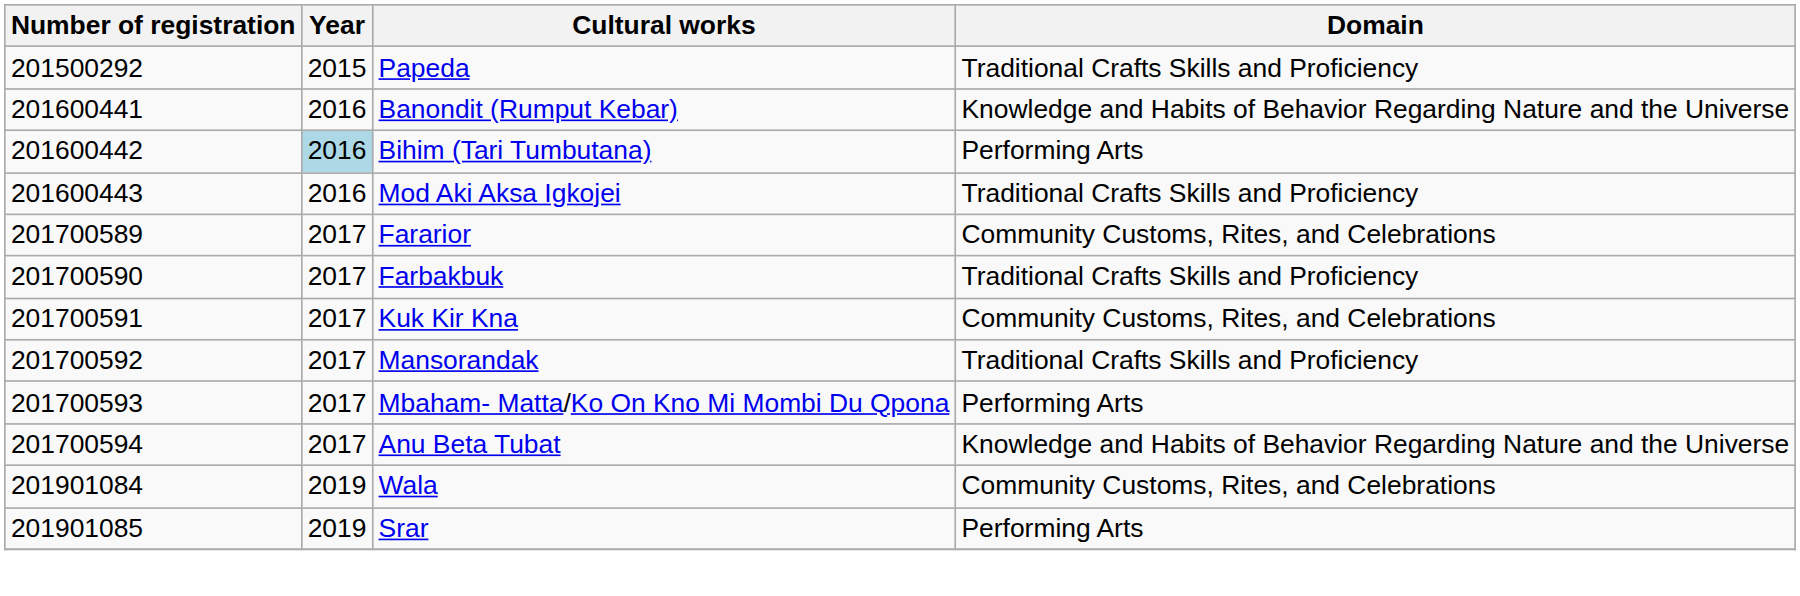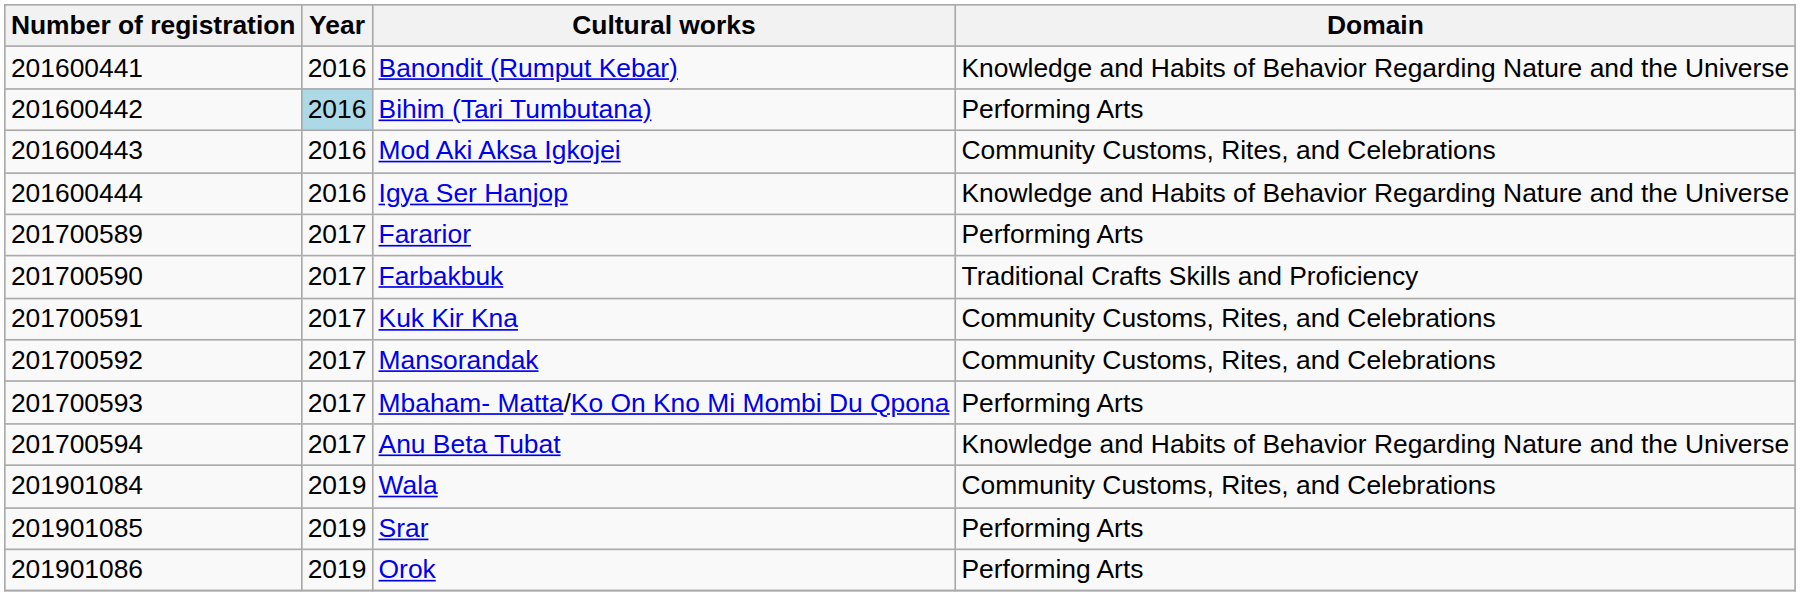- row: (424, 67)
(1190, 192) Traditional Crafts Skills and Proficiency -> (1229, 151) Community Customs, Rites, and Celebrations
+ row: (473, 192)
(1229, 234) Community Customs, Rites, and Celebrations -> (1052, 234) Performing Arts
(1190, 360) Traditional Crafts Skills and Proficiency -> (1229, 360) Community Customs, Rites, and Celebrations
+ row: (407, 569)
